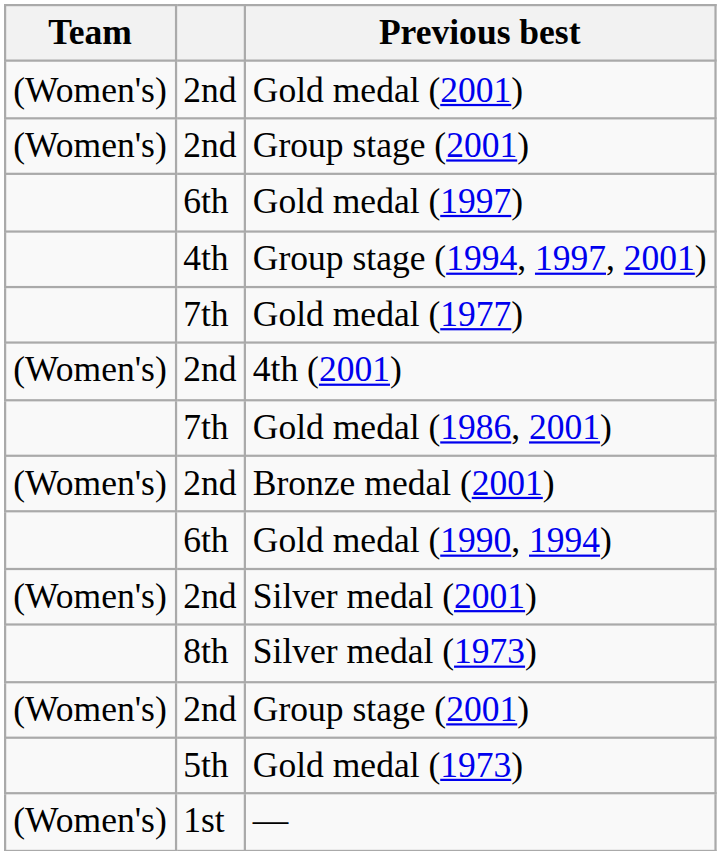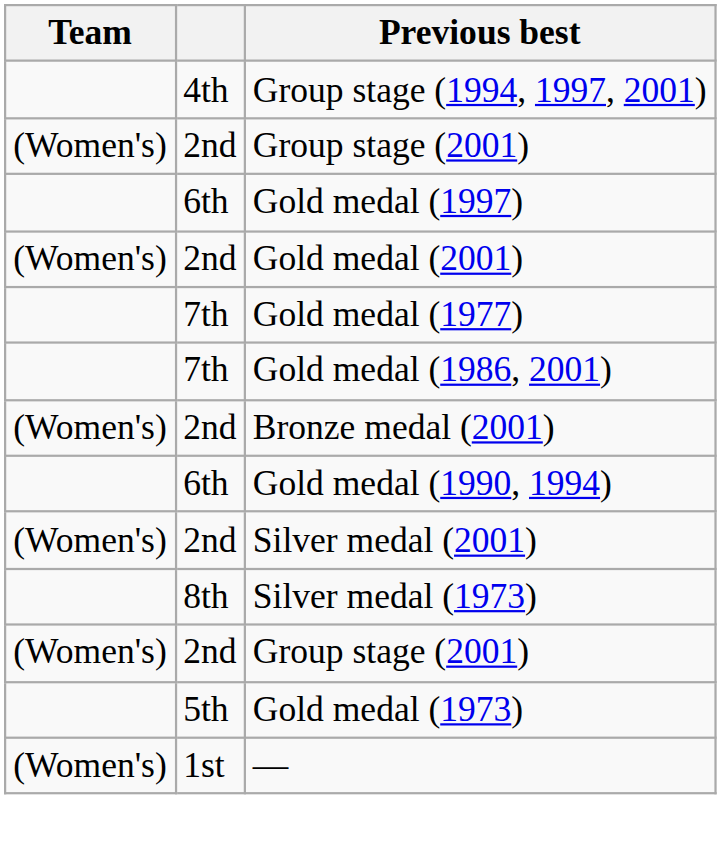rows swapped: (206, 257) <-> (210, 88)
- row: (210, 370)
